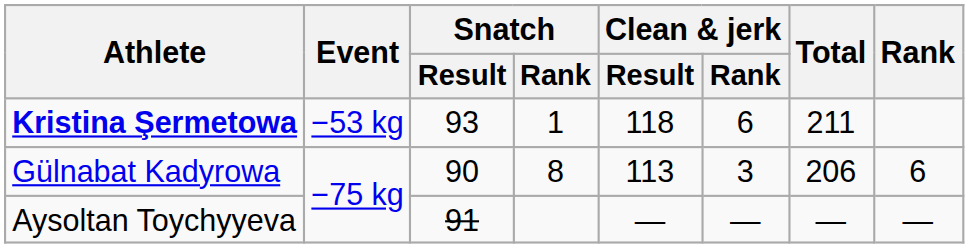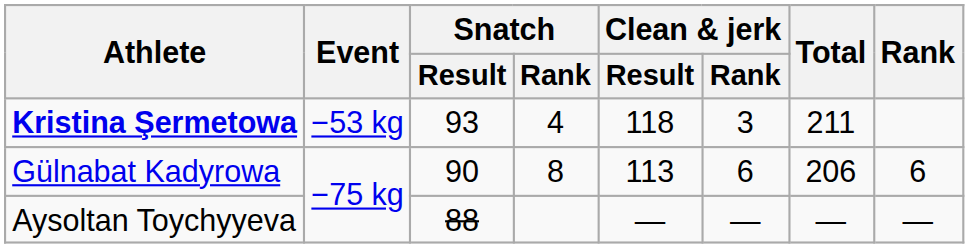(555, 123) 1 -> (555, 123) 4
(745, 123) 6 -> (745, 123) 3
(745, 172) 3 -> (745, 172) 6
(462, 220) 91 -> (462, 220) 88
